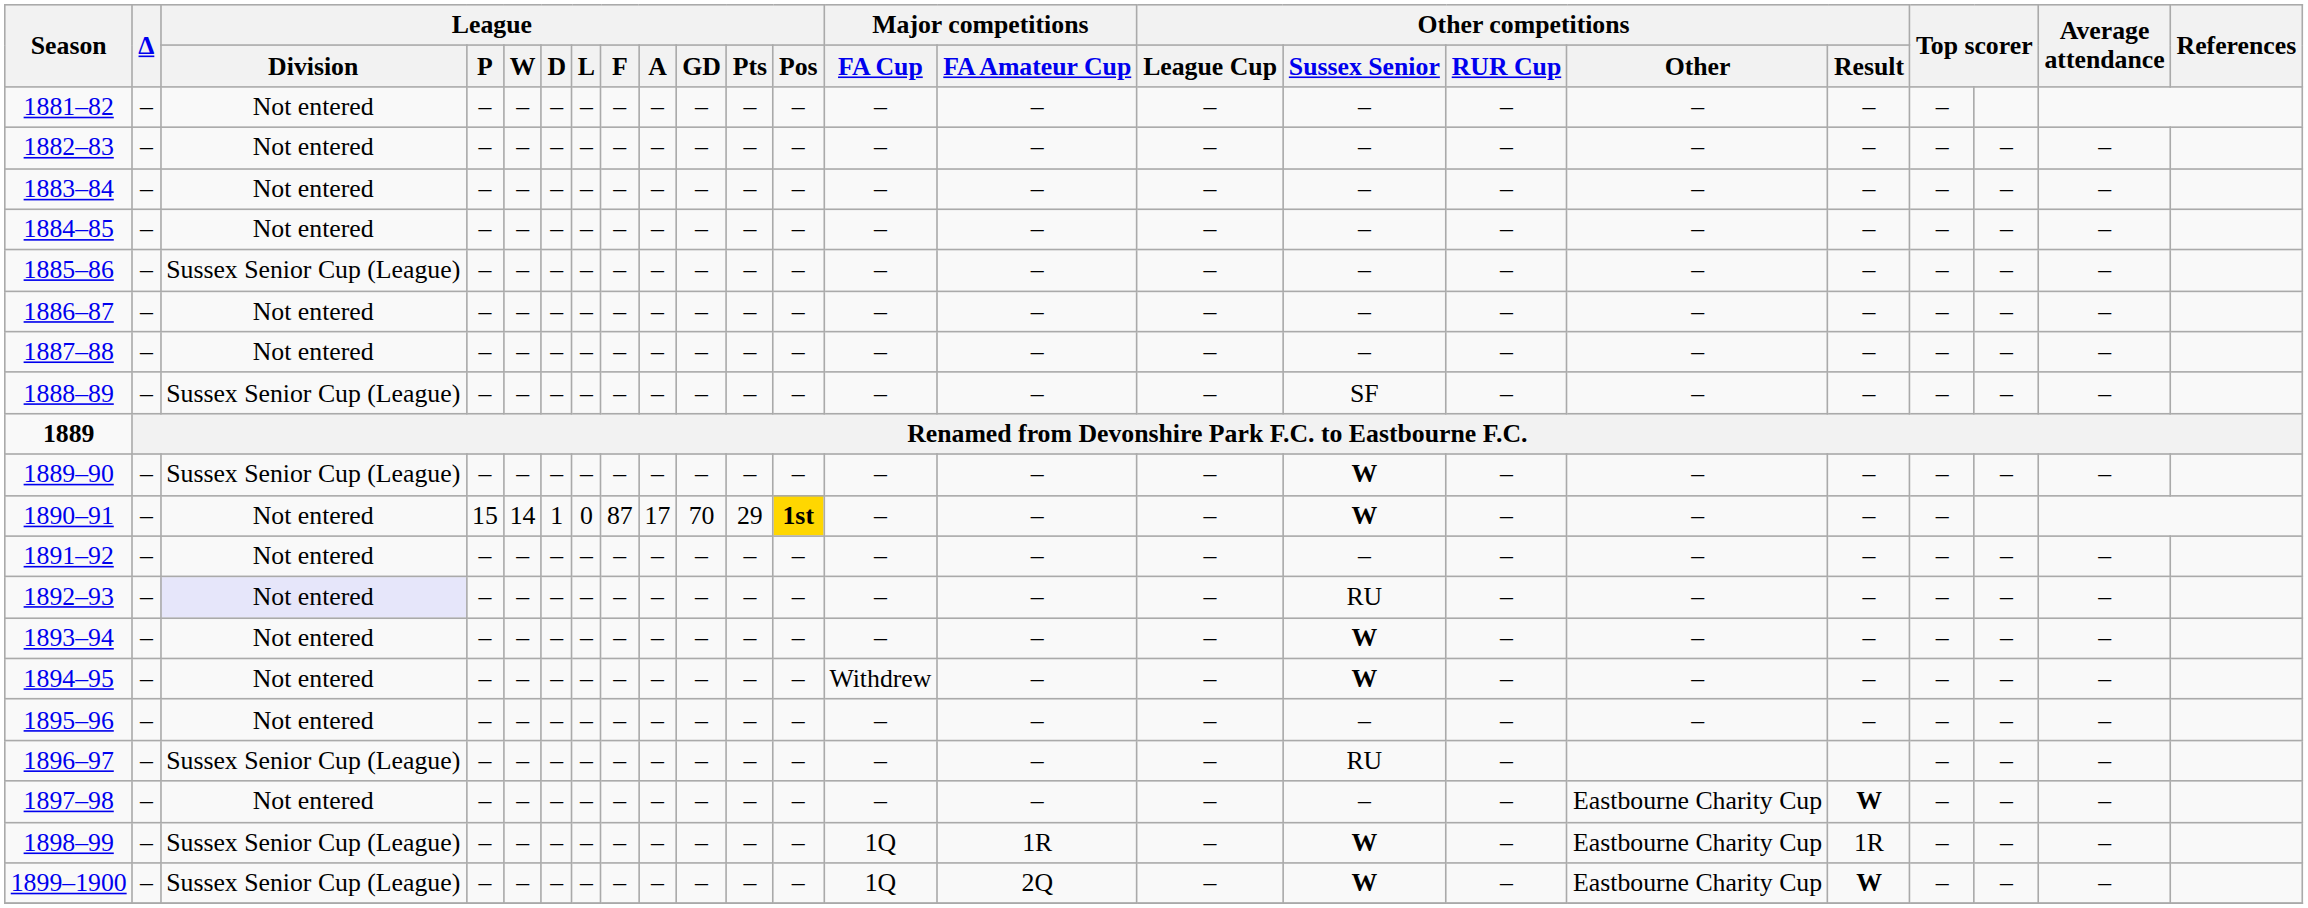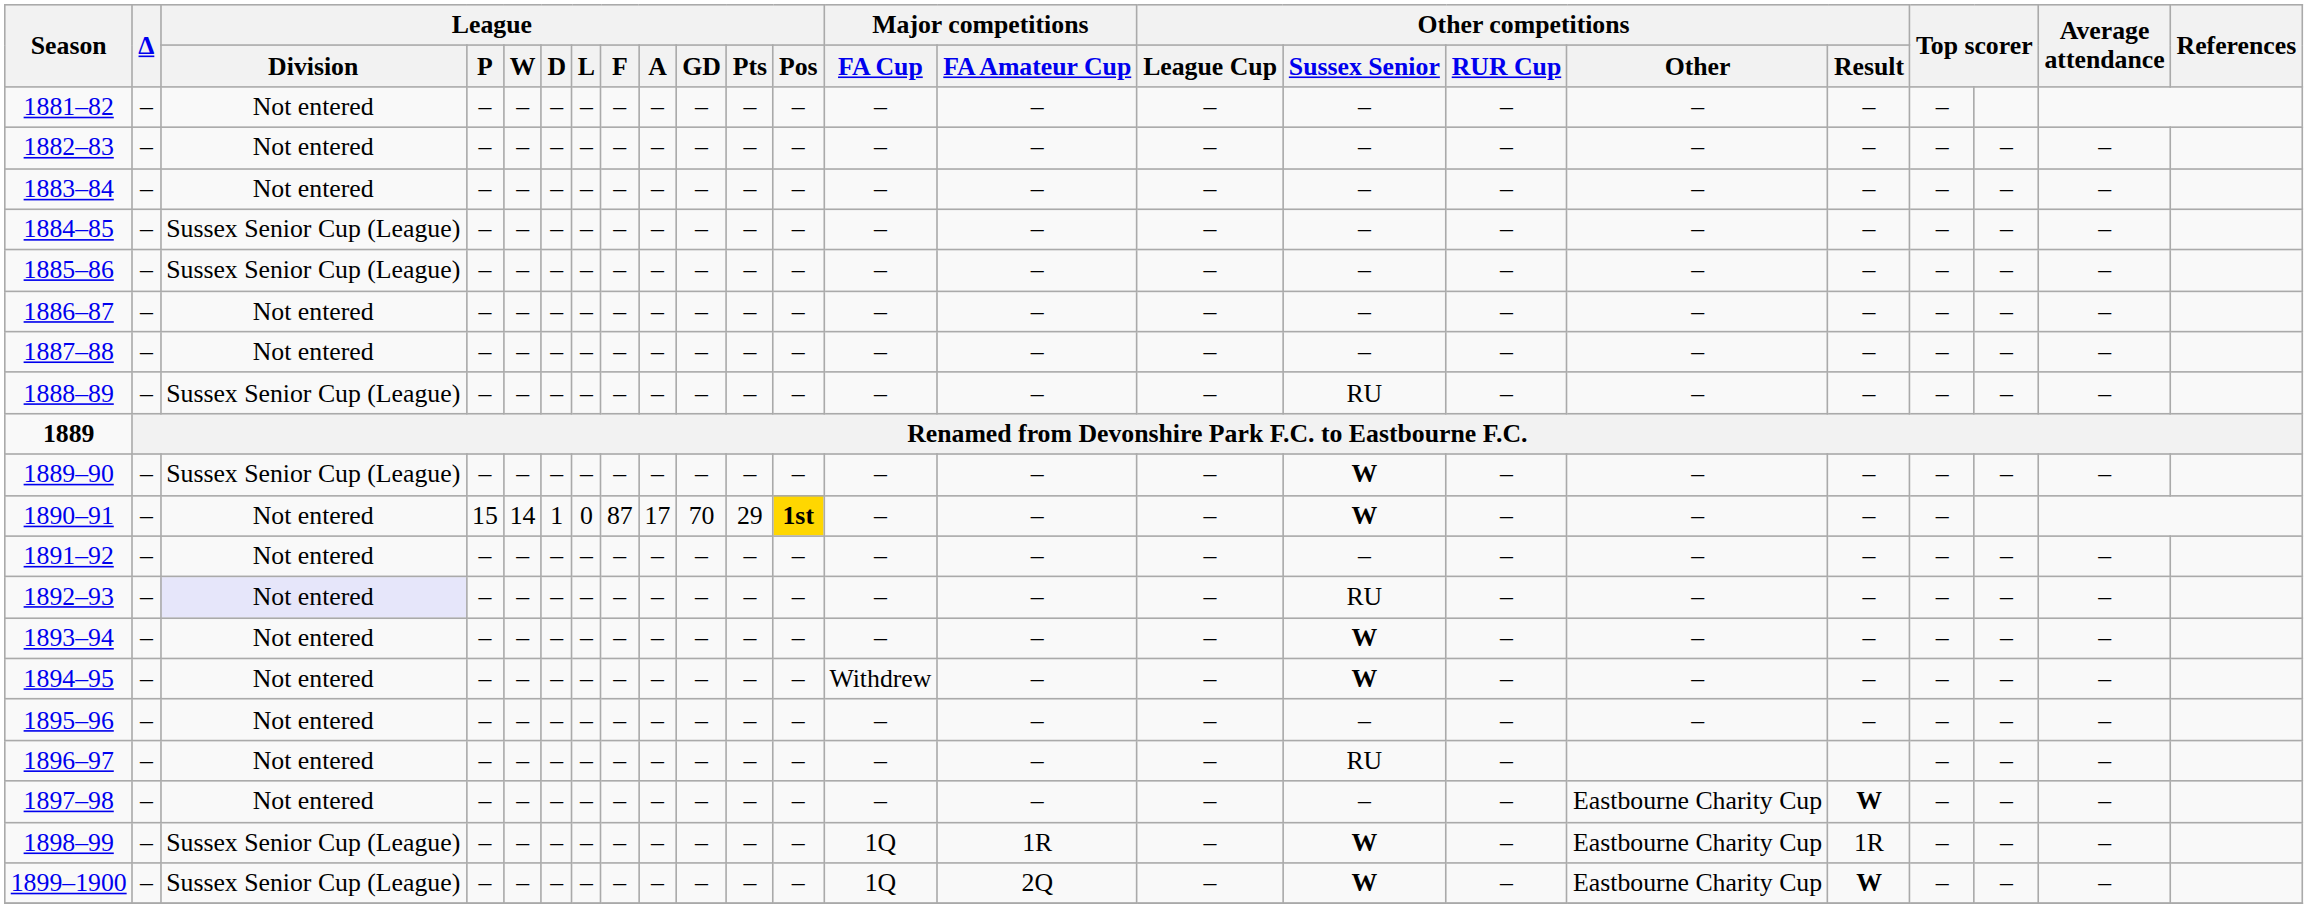(313, 229) Not entered -> (313, 229) Sussex Senior Cup (League)
(1364, 392) SF -> (1364, 393) RU
(313, 760) Sussex Senior Cup (League) -> (313, 760) Not entered
